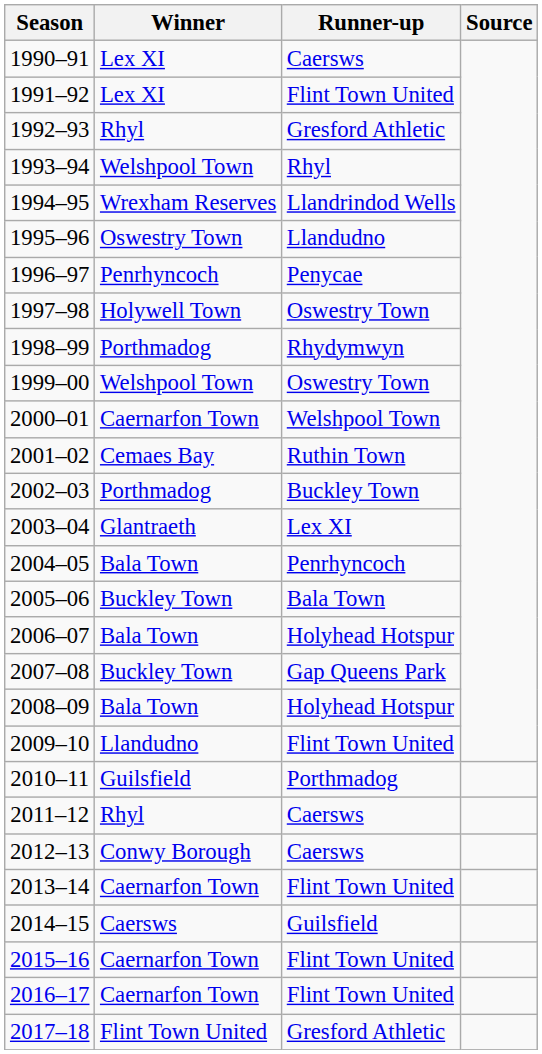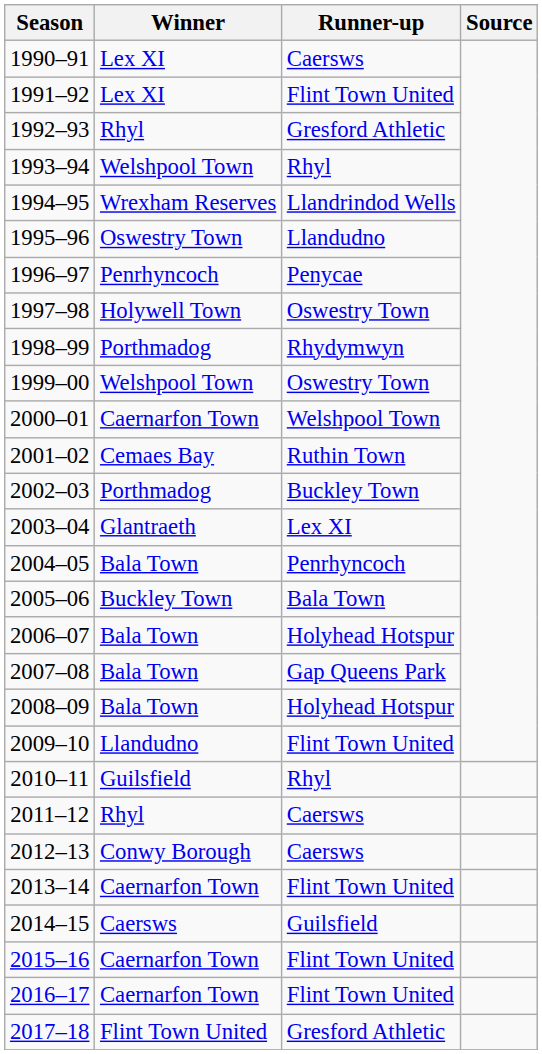(166, 671) Buckley Town -> (149, 671) Bala Town
(342, 779) Porthmadog -> (309, 779) Rhyl
